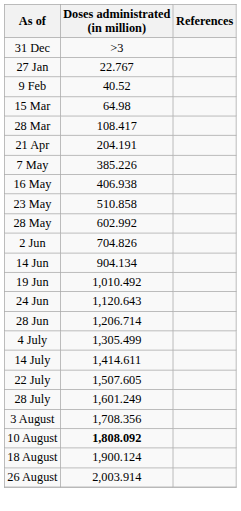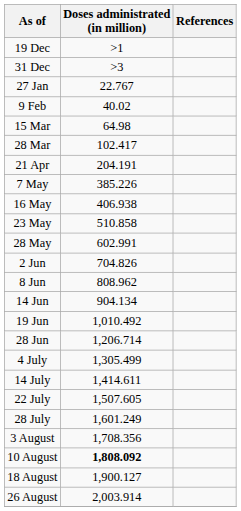+ row: (32, 47)
(117, 86) 40.52 -> (117, 106) 40.02
(117, 125) 108.417 -> (117, 145) 102.417
(117, 223) 602.992 -> (117, 243) 602.991
+ row: (32, 282)
- row: (32, 301)
(117, 457) 1,900.124 -> (117, 477) 1,900.127
